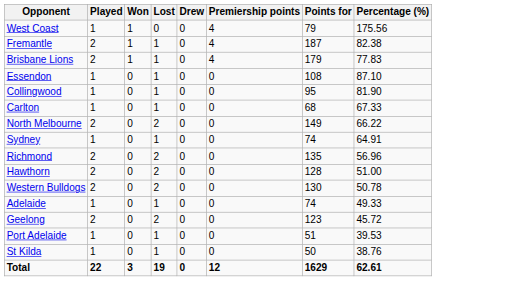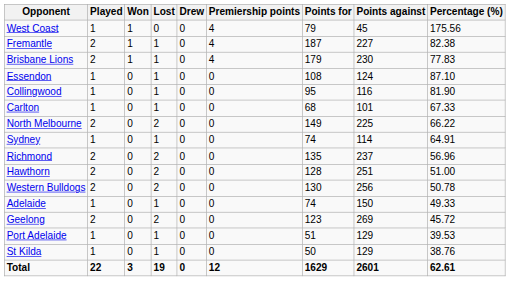+ column: (391, 12)
